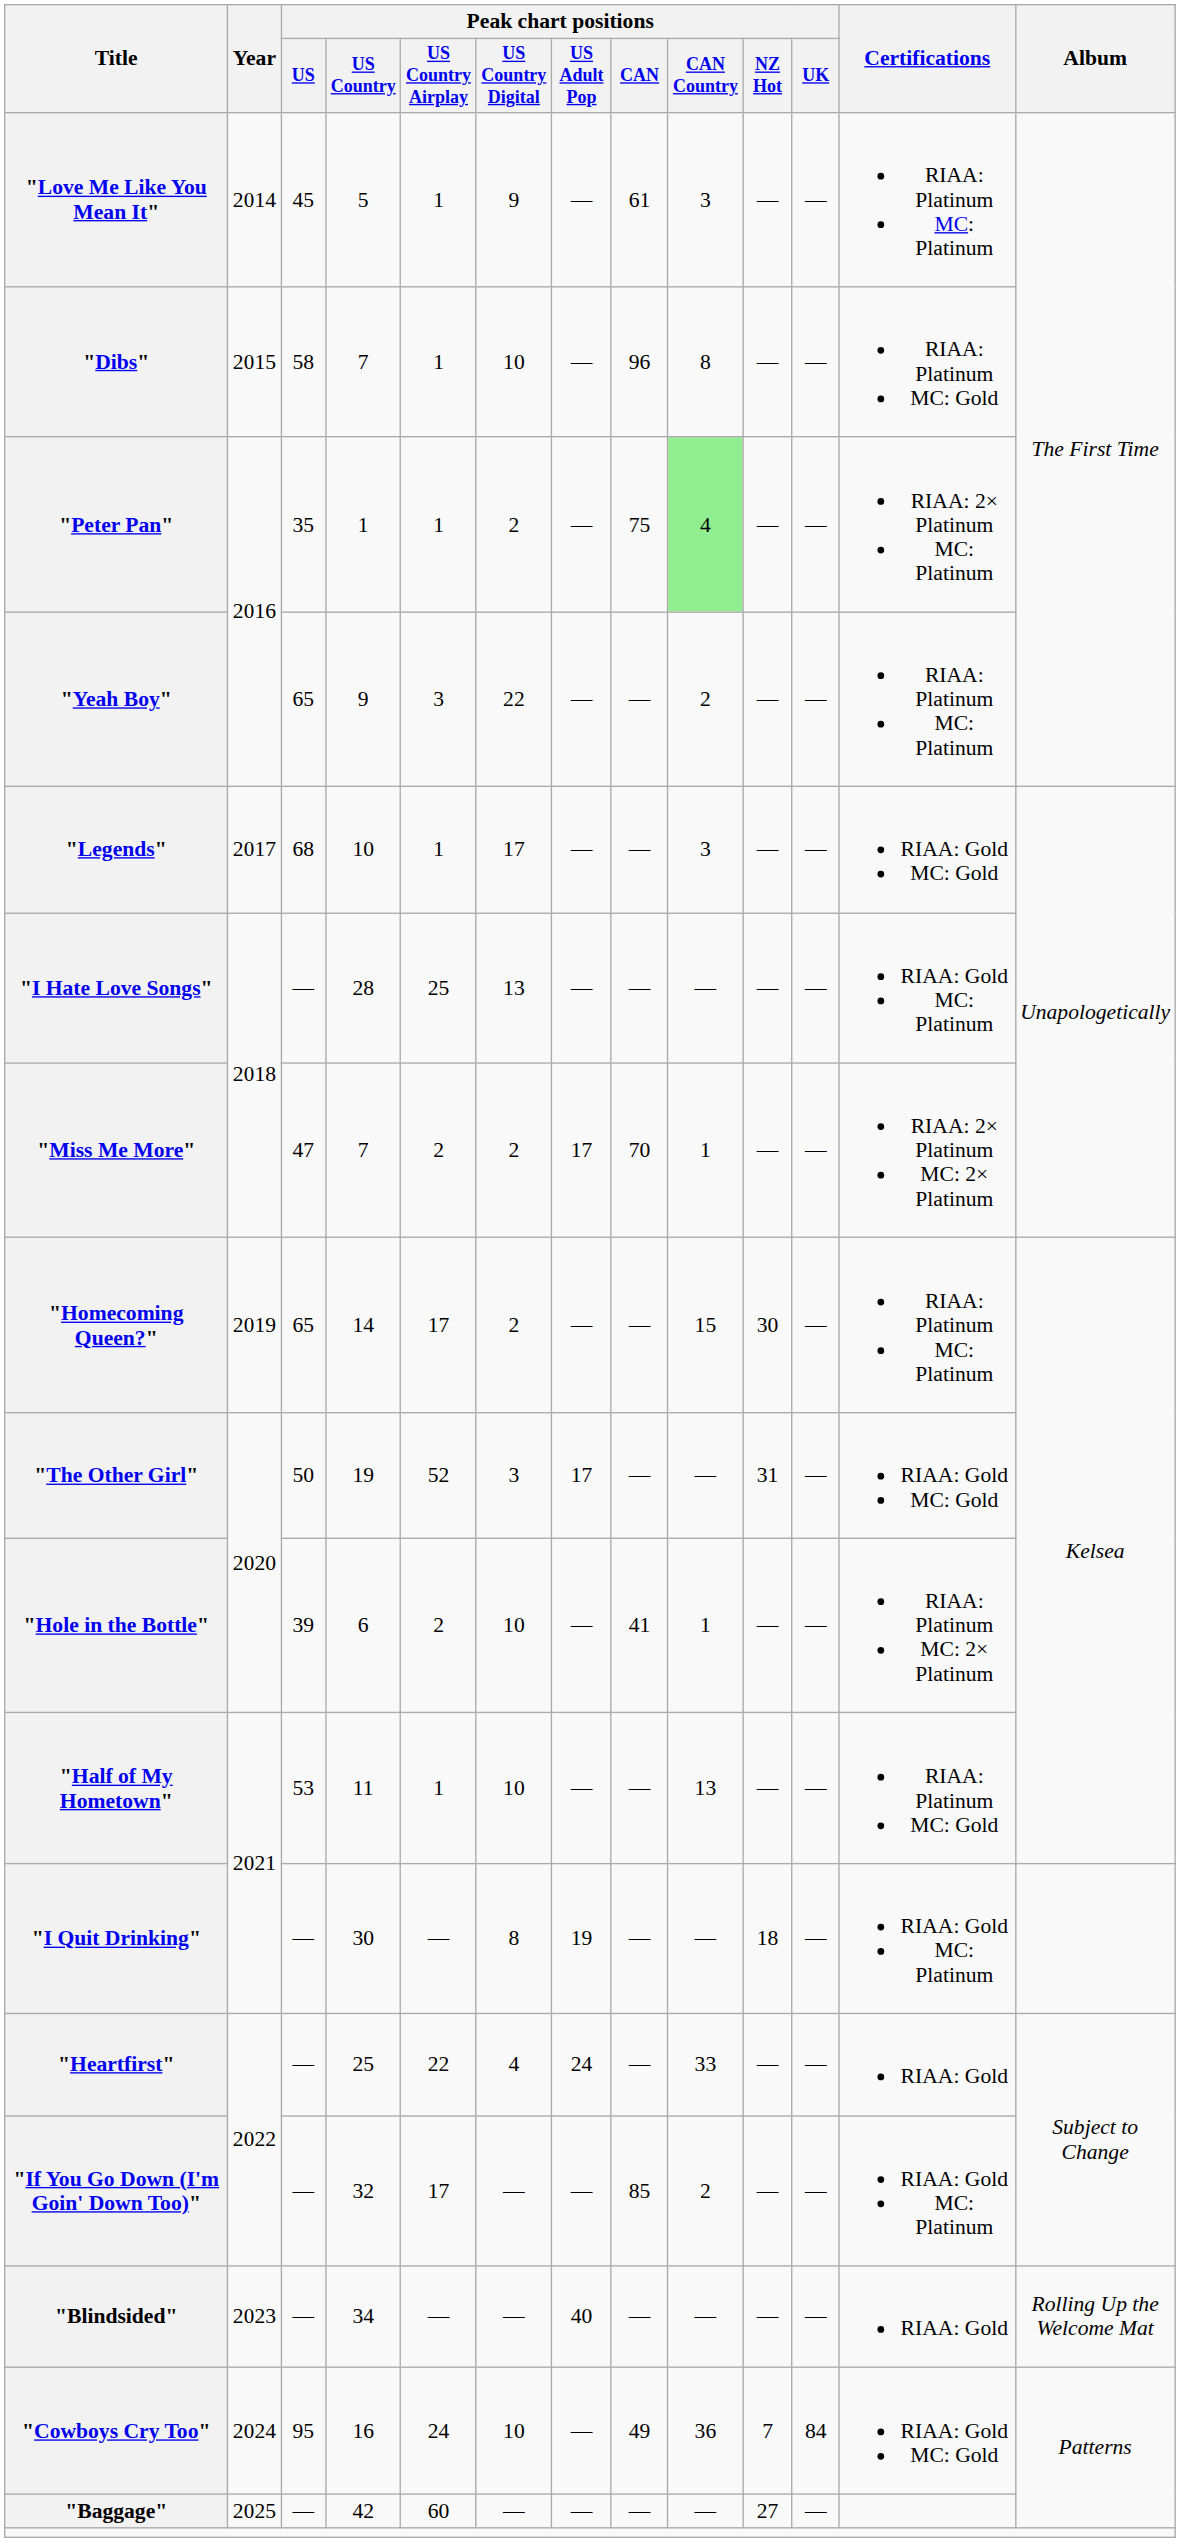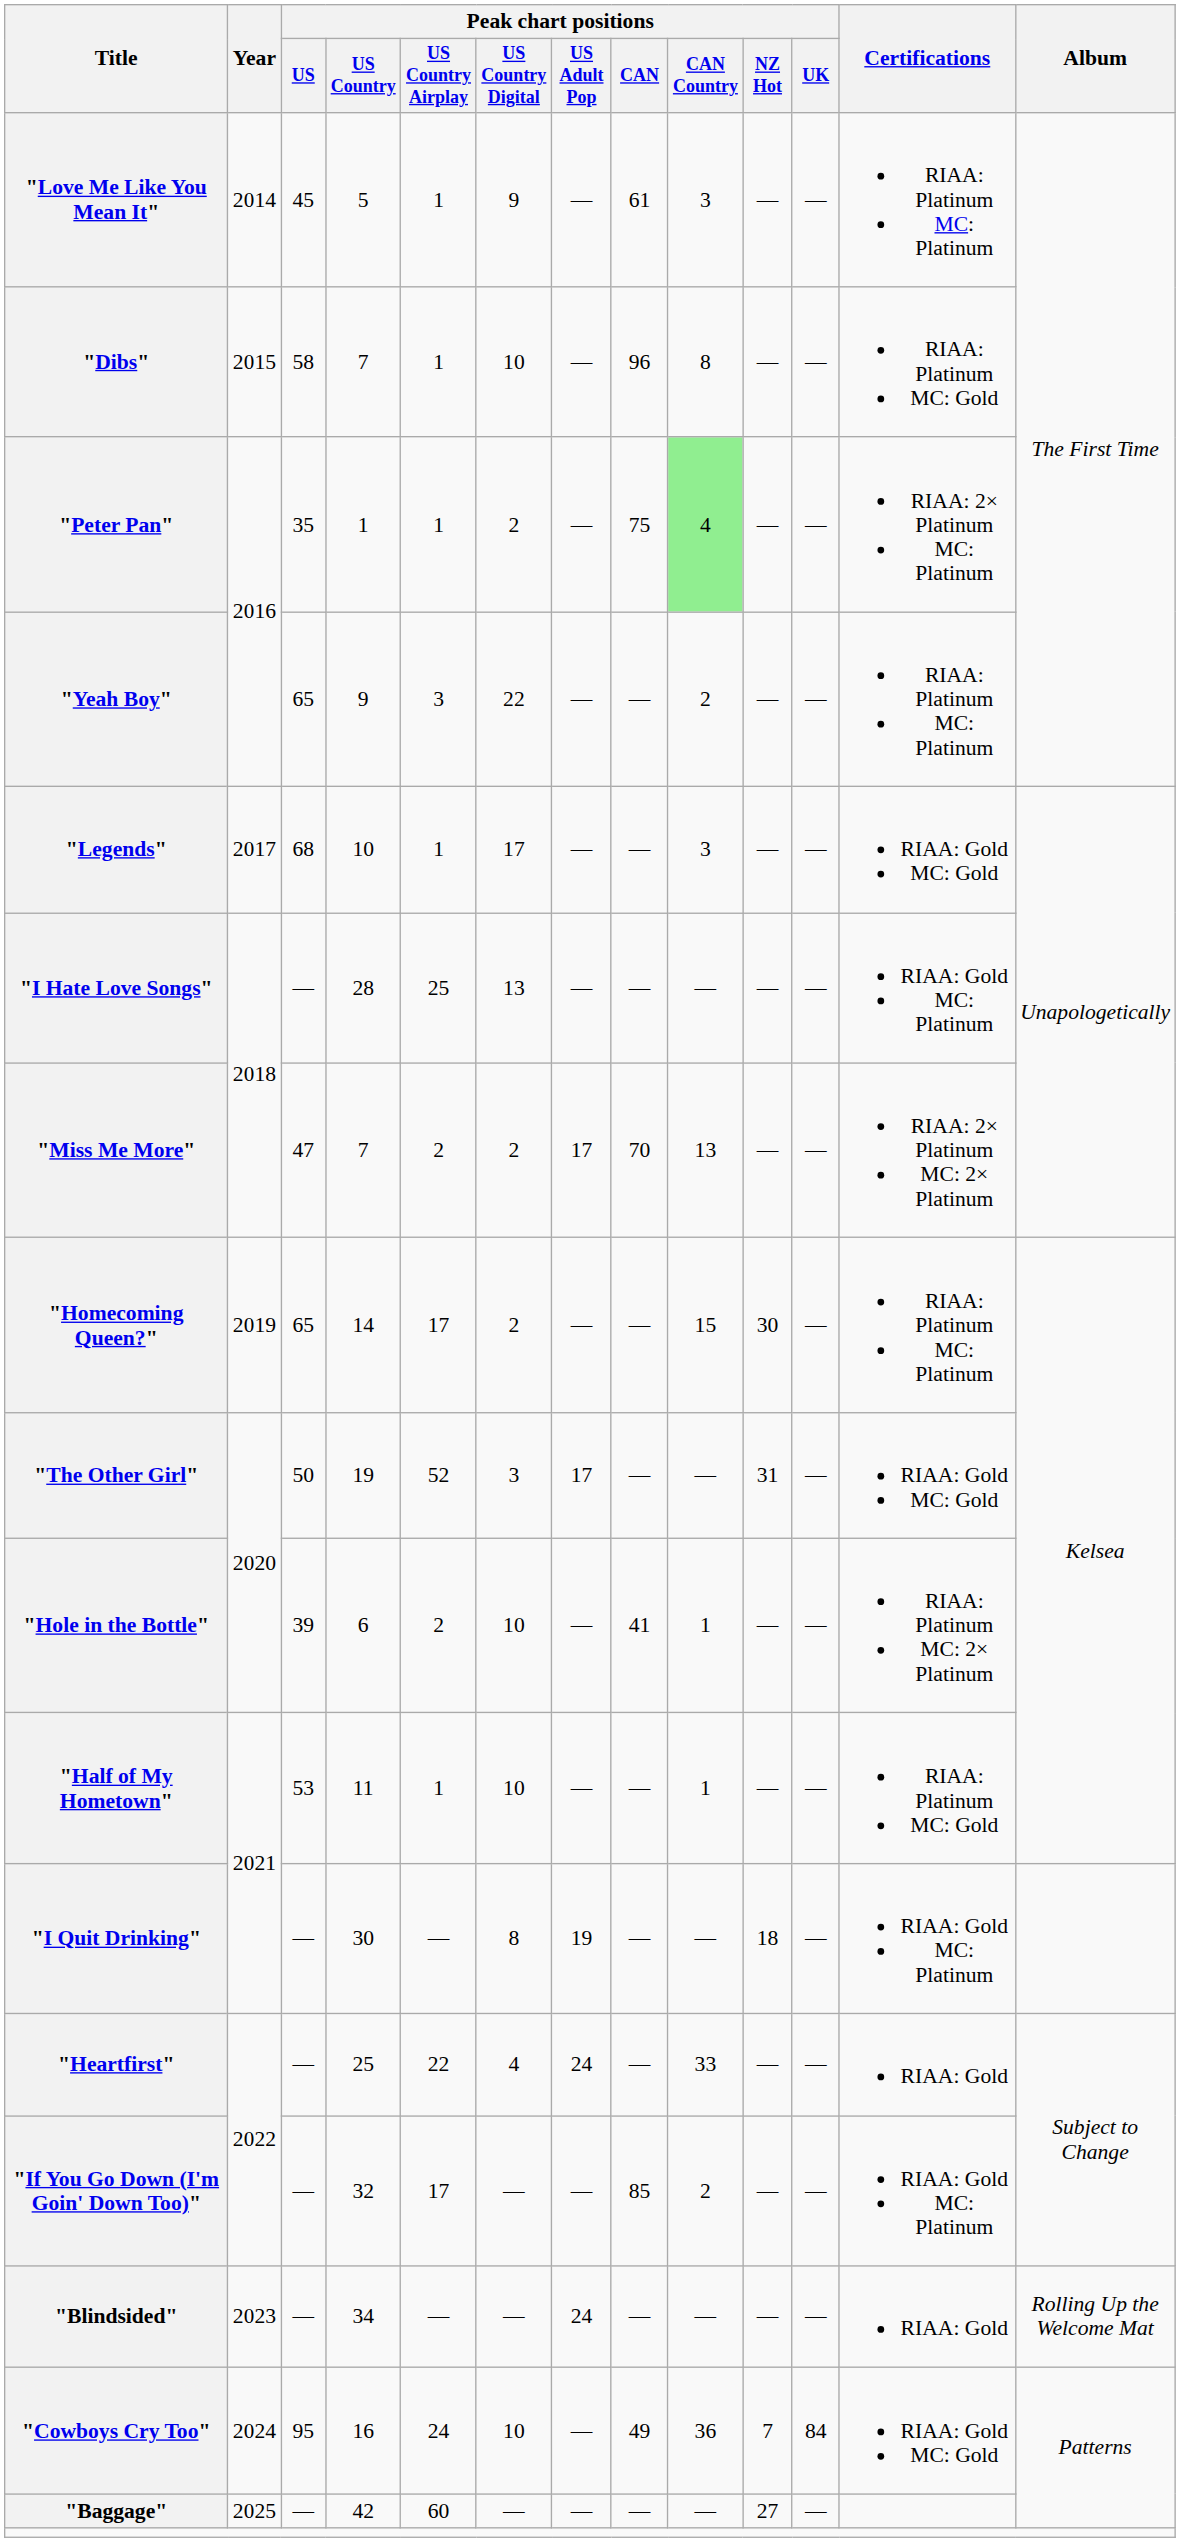(705, 1150) 1 -> (705, 1150) 13
(705, 1788) 13 -> (705, 1788) 1
(582, 2316) 40 -> (582, 2316) 24
